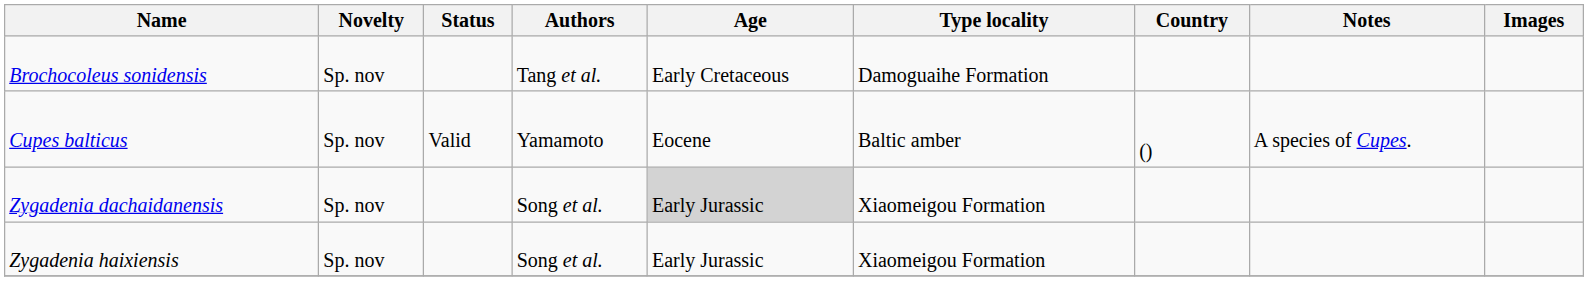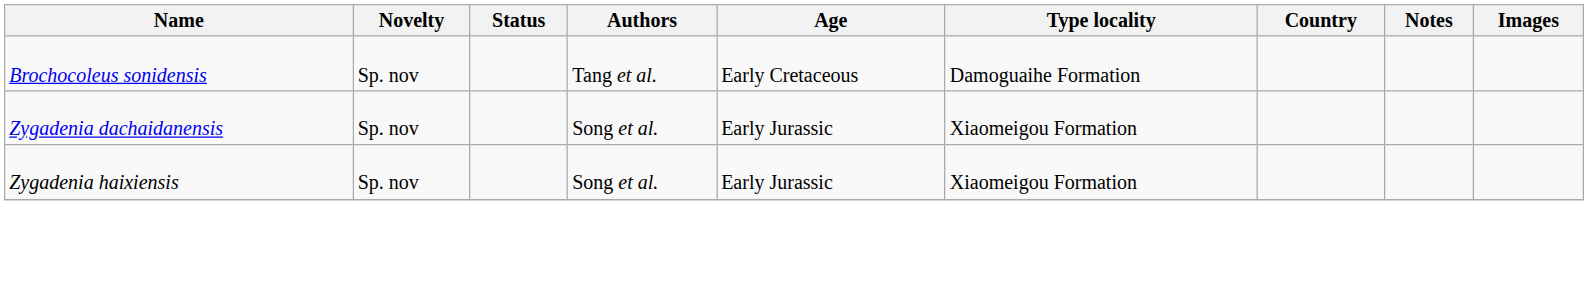- row: (68, 140)
(708, 205) lightgrey background -> (777, 128) no background
